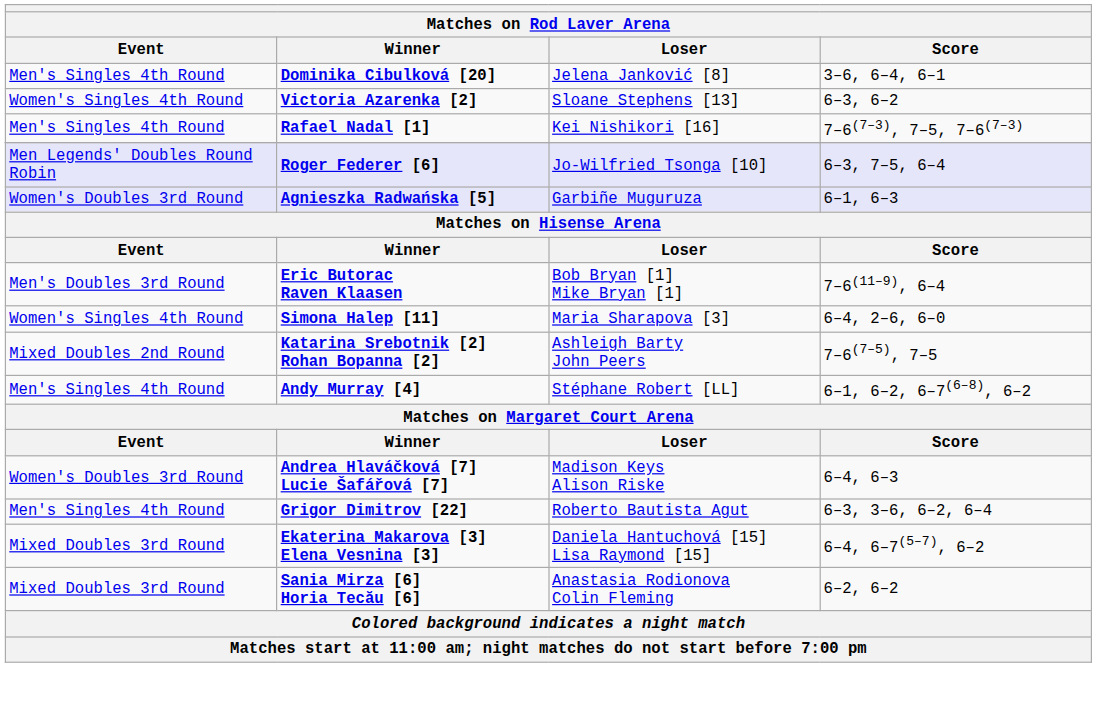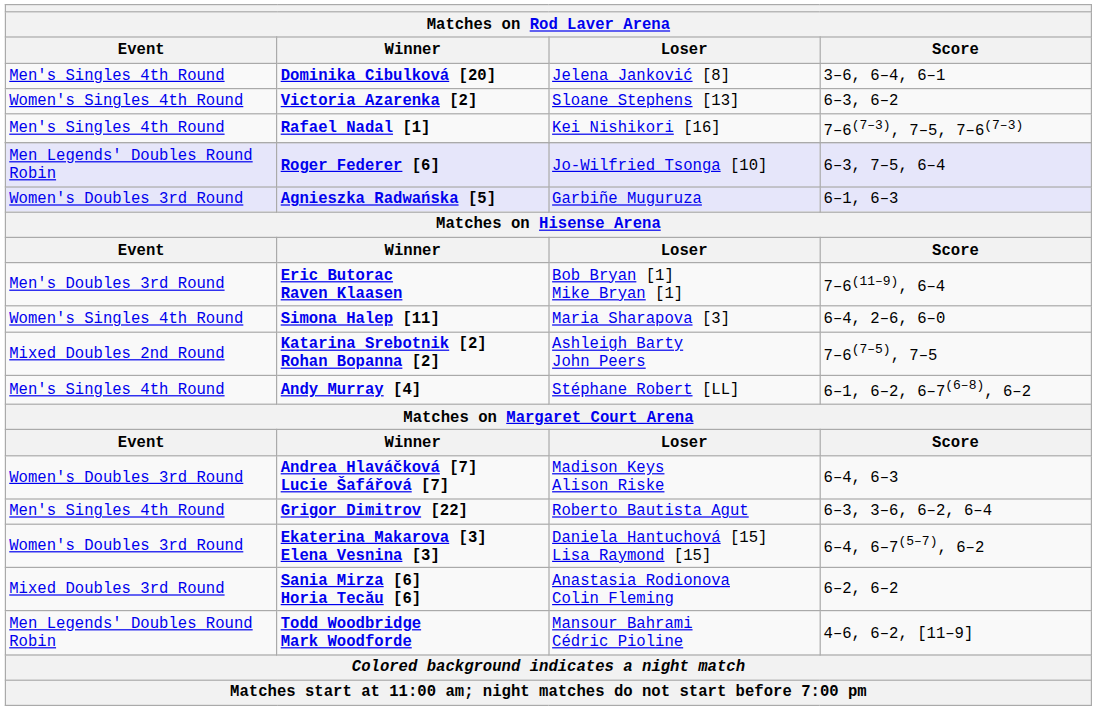(117, 546) Mixed Doubles 3rd Round -> (126, 546) Women's Doubles 3rd Round
+ row: (351, 633)
